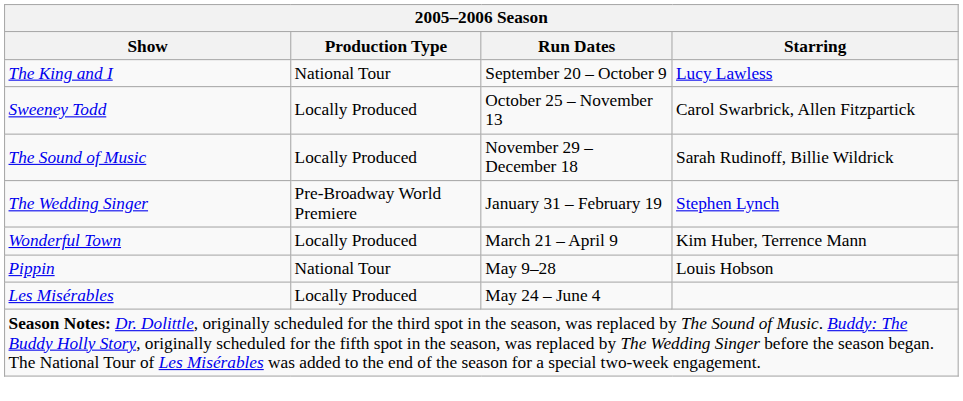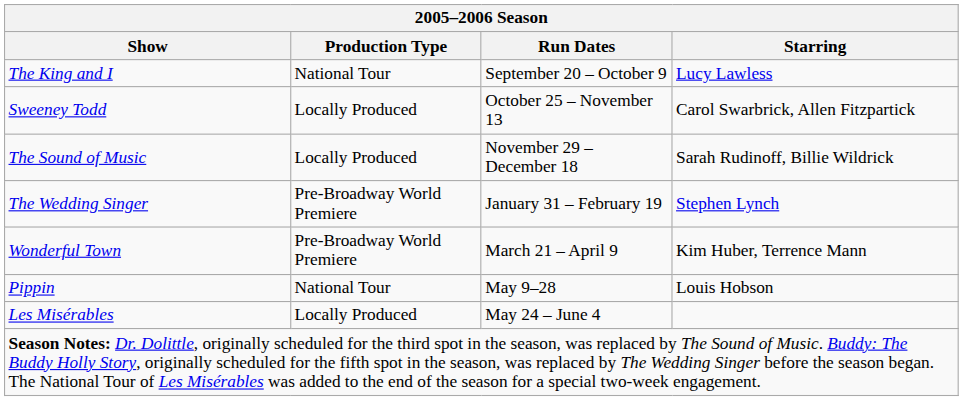(356, 240) Locally Produced -> (368, 250) Pre-Broadway World Premiere
